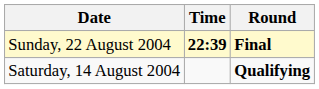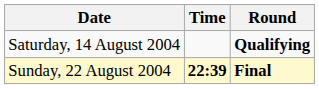rows swapped: (94, 70) <-> (90, 44)
